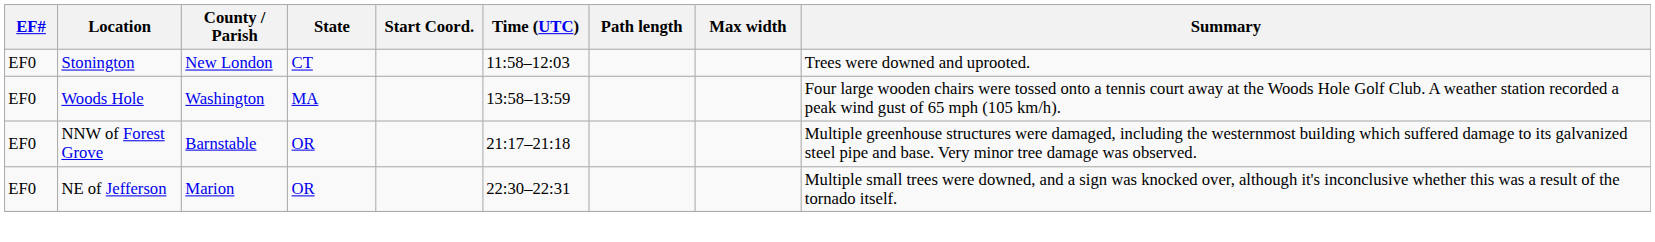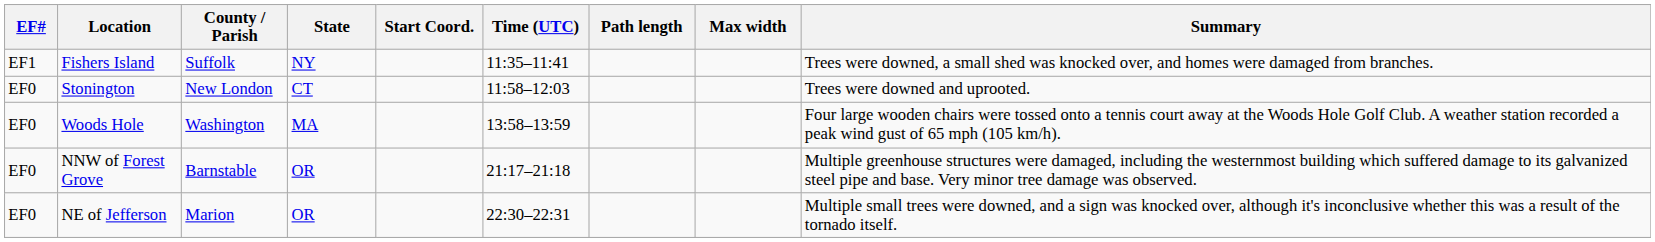+ row: (108, 62)
